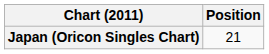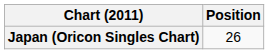(233, 37) 21 -> (233, 37) 26
